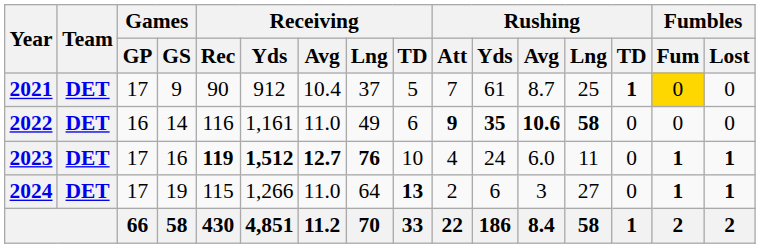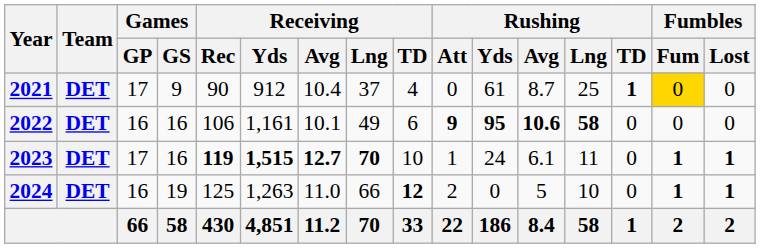(412, 89) 5 -> (412, 89) 4
(452, 89) 7 -> (452, 89) 0
(177, 123) 14 -> (177, 123) 16
(218, 123) 116 -> (218, 123) 106
(322, 123) 11.0 -> (322, 123) 10.1
(495, 123) 35 -> (495, 123) 95
(269, 157) 1,512 -> (269, 157) 1,515
(369, 157) 76 -> (369, 157) 70
(452, 157) 4 -> (452, 157) 1
(541, 157) 6.0 -> (541, 157) 6.1
(138, 191) 17 -> (138, 191) 16
(218, 191) 115 -> (218, 191) 125
(269, 191) 1,266 -> (269, 191) 1,263
(369, 191) 64 -> (369, 191) 66
(412, 191) 13 -> (412, 191) 12
(495, 191) 6 -> (495, 191) 0
(541, 191) 3 -> (541, 191) 5
(588, 191) 27 -> (588, 191) 10
